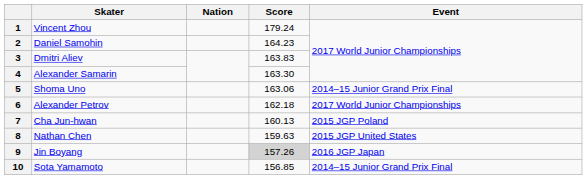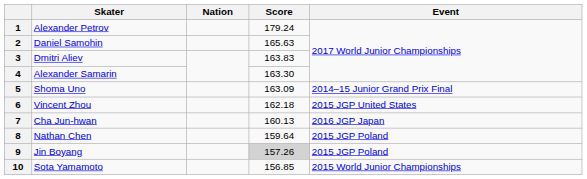(62, 27) Vincent Zhou -> (71, 27) Alexander Petrov
(279, 43) 164.23 -> (279, 43) 165.63
(279, 89) 163.06 -> (279, 89) 163.09
(71, 105) Alexander Petrov -> (62, 105) Vincent Zhou
(386, 105) 2017 World Junior Championships -> (364, 105) 2015 JGP United States
(350, 120) 2015 JGP Poland -> (348, 120) 2016 JGP Japan
(279, 136) 159.63 -> (279, 136) 159.64
(364, 136) 2015 JGP United States -> (350, 136) 2015 JGP Poland
(348, 151) 2016 JGP Japan -> (350, 151) 2015 JGP Poland
(382, 167) 2014–15 Junior Grand Prix Final -> (386, 167) 2015 World Junior Championships
